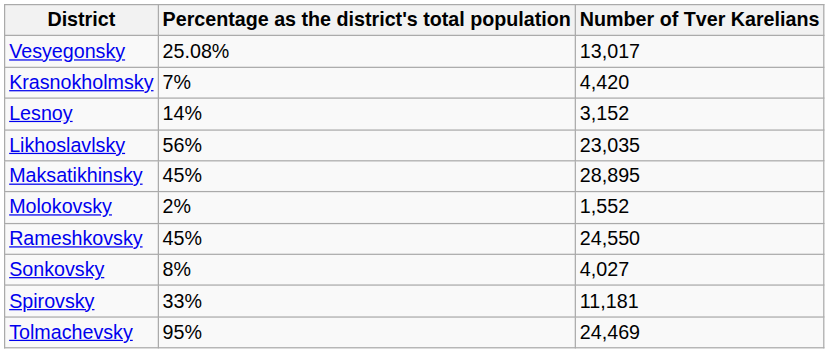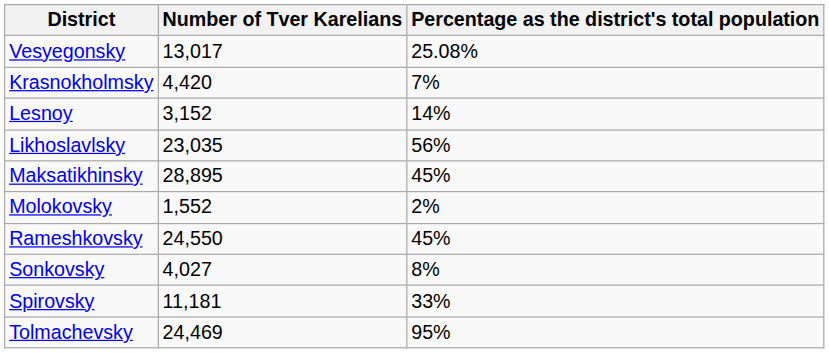columns swapped: (700, 20) <-> (367, 20)
